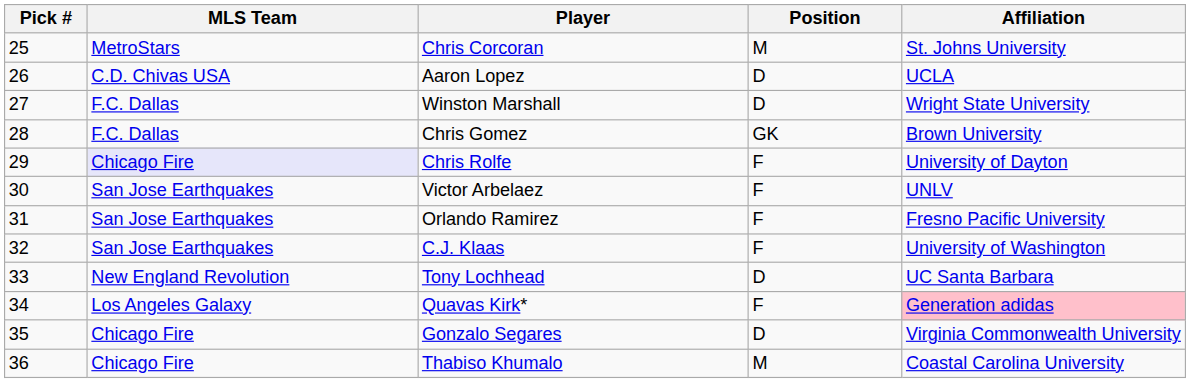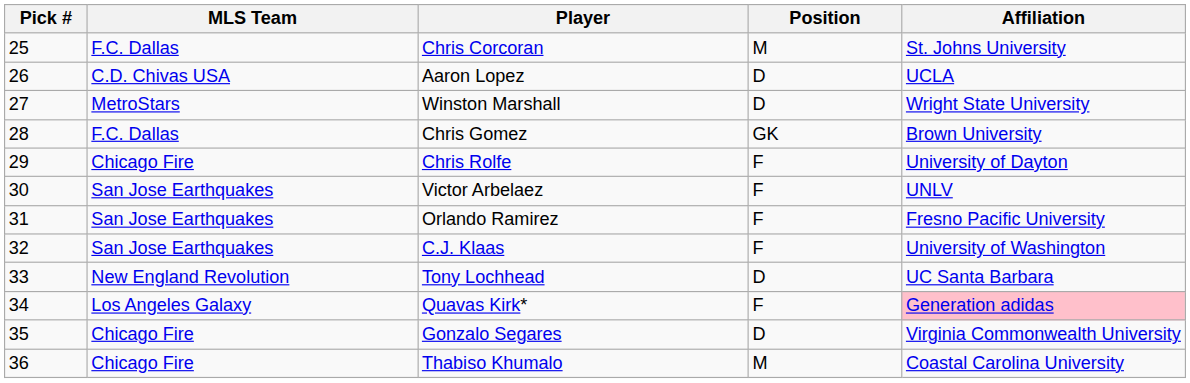(136, 47) MetroStars -> (135, 47) F.C. Dallas
(135, 104) F.C. Dallas -> (136, 104) MetroStars
(143, 162) lavender background -> (143, 162) no background
